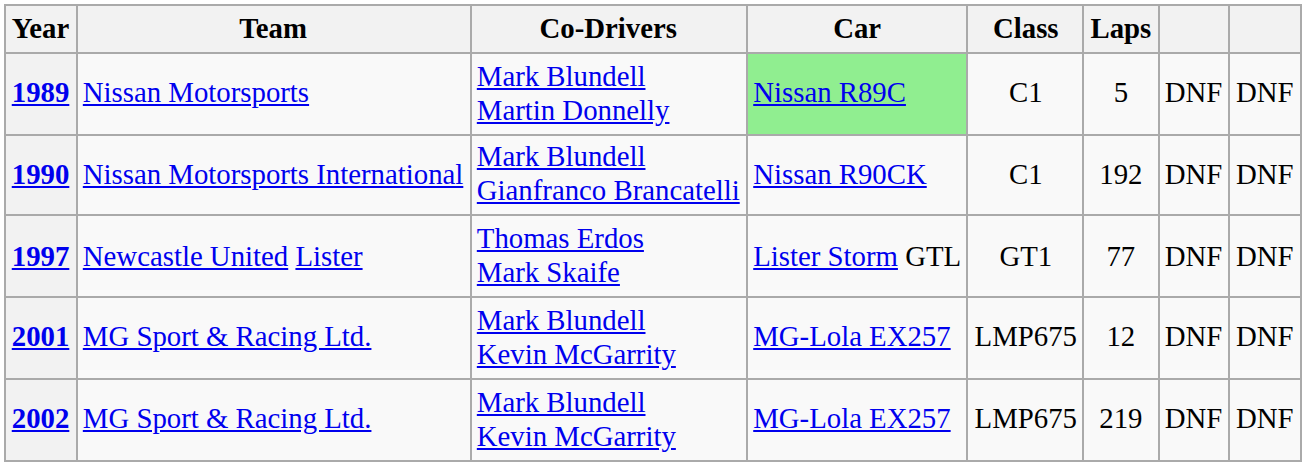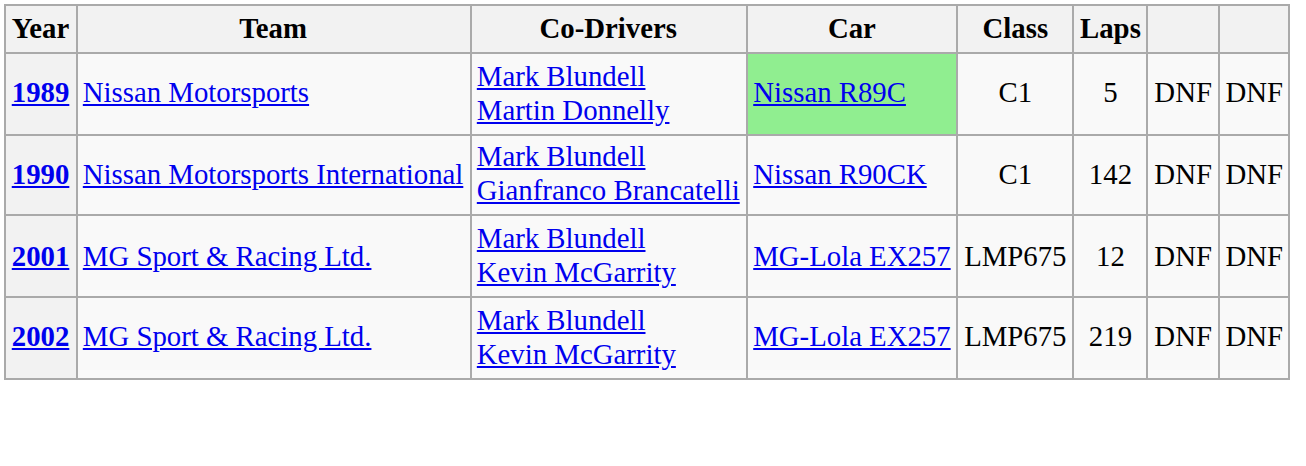(1121, 174) 192 -> (1110, 174) 142
- row: (41, 256)
